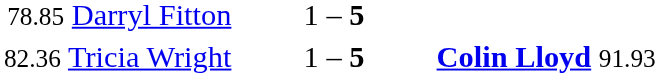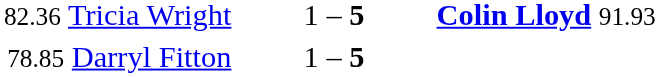rows swapped: (118, 56) <-> (119, 14)
